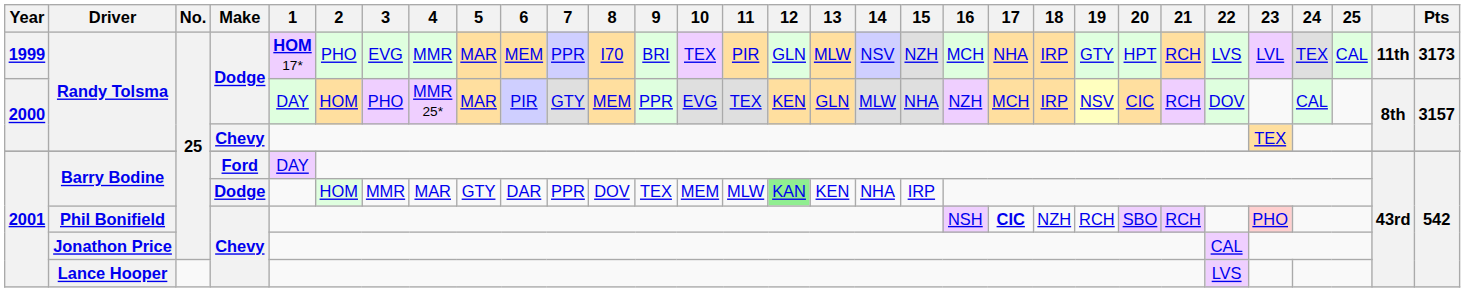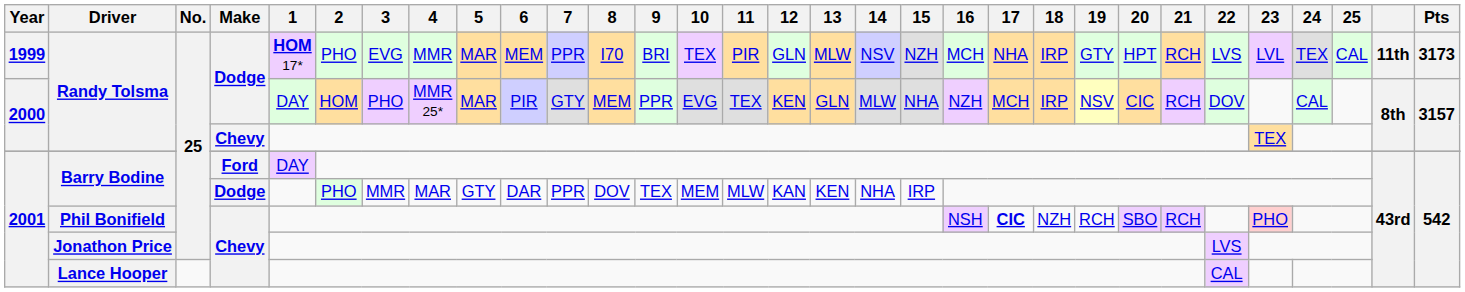(339, 192) HOM -> (339, 192) PHO
(789, 192) lightgreen background -> (789, 192) no background
(1227, 246) CAL -> (1227, 246) LVS
(1227, 273) LVS -> (1227, 273) CAL
